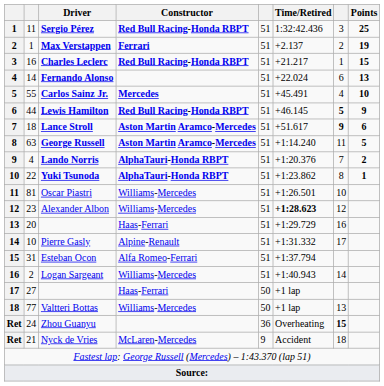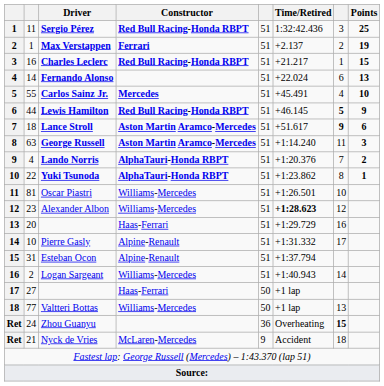(364, 143) 5 -> (364, 143) 3
(158, 257) Alfa Romeo-Ferrari -> (149, 257) Alpine-Renault
